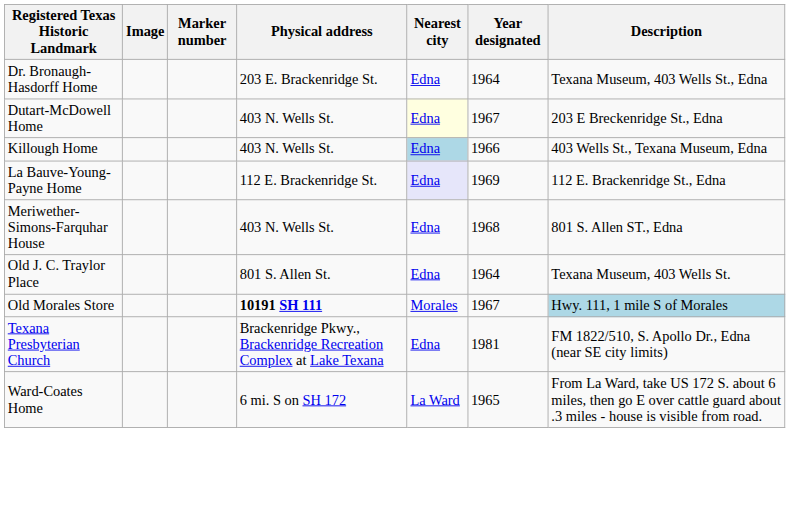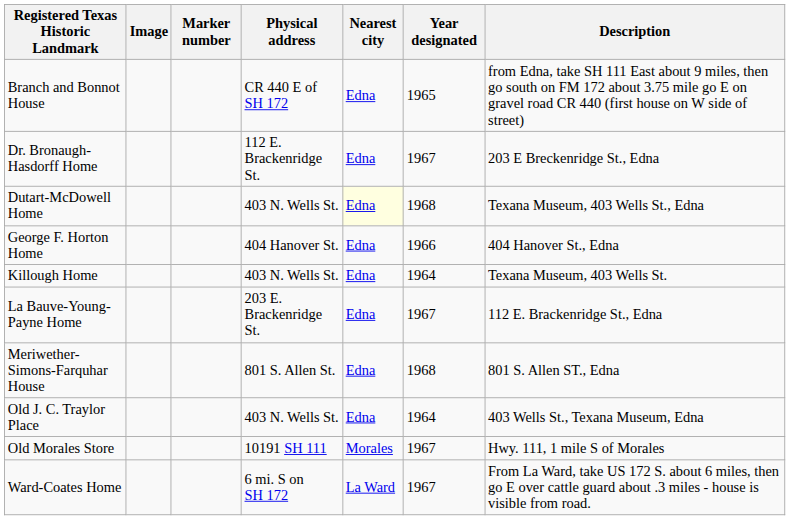+ row: (64, 95)
(309, 79) 203 E. Brackenridge St. -> (283, 158) 112 E. Brackenridge St.
(485, 79) 1964 -> (421, 158) 1967
(659, 79) Texana Museum, 403 Wells St., Edna -> (574, 158) 203 E Breckenridge St., Edna
(485, 118) 1967 -> (421, 205) 1968
(637, 118) 203 E Breckenridge St., Edna -> (596, 205) Texana Museum, 403 Wells St., Edna
+ row: (58, 244)
(425, 149) lightblue background -> (361, 275) no background
(485, 149) 1966 -> (421, 275) 1964
(659, 149) 403 Wells St., Texana Museum, Edna -> (578, 275) Texana Museum, 403 Wells St.
(308, 180) 112 E. Brackenridge St. -> (283, 314) 203 E. Brackenridge St.
(425, 180) lavender background -> (361, 314) no background
(485, 180) 1969 -> (421, 314) 1967
(287, 227) 403 N. Wells St. -> (290, 370) 801 S. Allen St.
(285, 274) 801 S. Allen St. -> (292, 417) 403 N. Wells St.
(641, 274) Texana Museum, 403 Wells St. -> (596, 417) 403 Wells St., Texana Museum, Edna
(281, 305) bold -> (286, 448) normal
(640, 305) lightblue background -> (576, 448) no background
- row: (44, 344)
(485, 399) 1965 -> (421, 487) 1967
